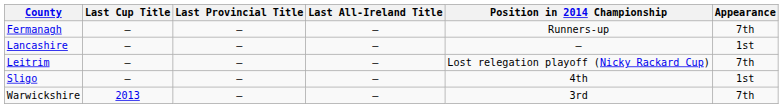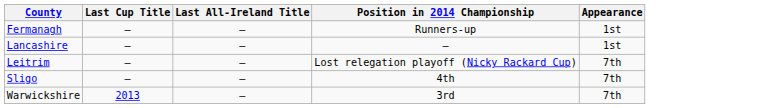- column: (239, 13)
(745, 29) 7th -> (612, 29) 1st
(745, 79) 1st -> (612, 79) 7th
